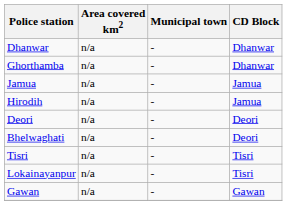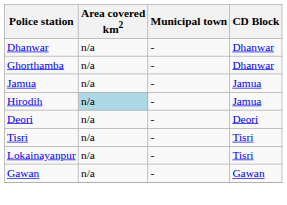(88, 101) no background -> (88, 101) lightblue background
- row: (36, 137)
